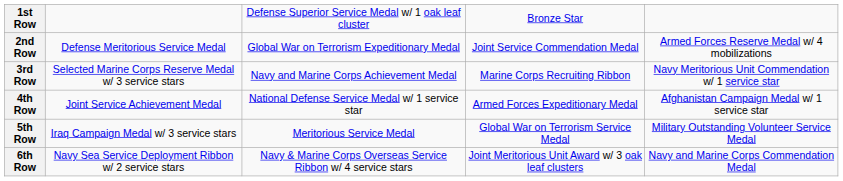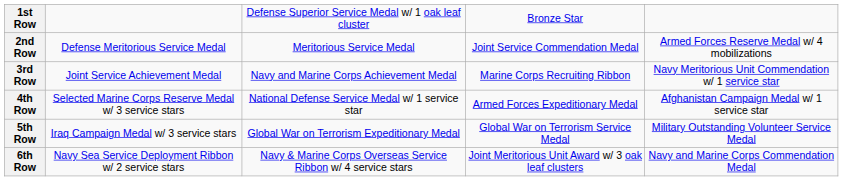(354, 47) Global War on Terrorism Expeditionary Medal -> (354, 47) Meritorious Service Medal
(143, 76) Selected Marine Corps Reserve Medal w/ 3 service stars -> (143, 76) Joint Service Achievement Medal
(143, 104) Joint Service Achievement Medal -> (143, 104) Selected Marine Corps Reserve Medal w/ 3 service stars
(354, 133) Meritorious Service Medal -> (354, 133) Global War on Terrorism Expeditionary Medal
